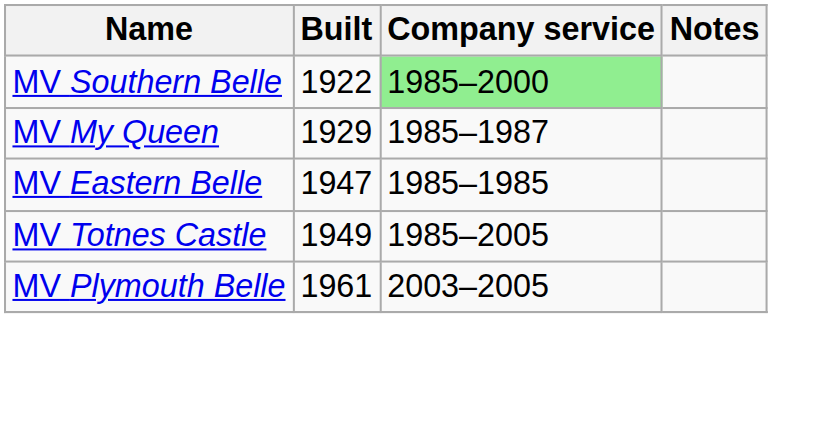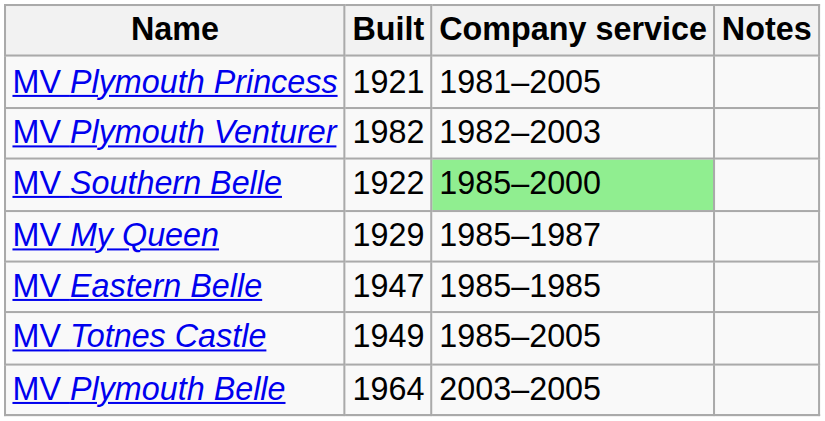+ row: (175, 81)
+ row: (174, 132)
(336, 286) 1961 -> (388, 388) 1964
